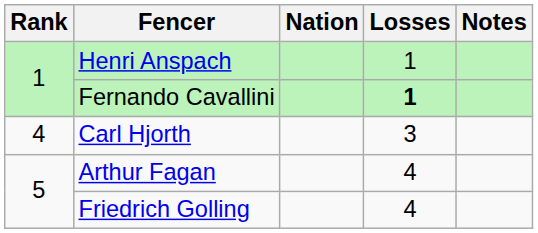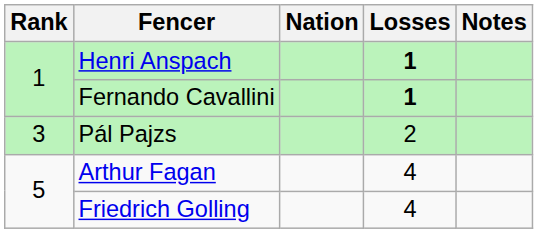(410, 60) normal -> (410, 60) bold
+ row: (128, 135)
- row: (135, 135)
